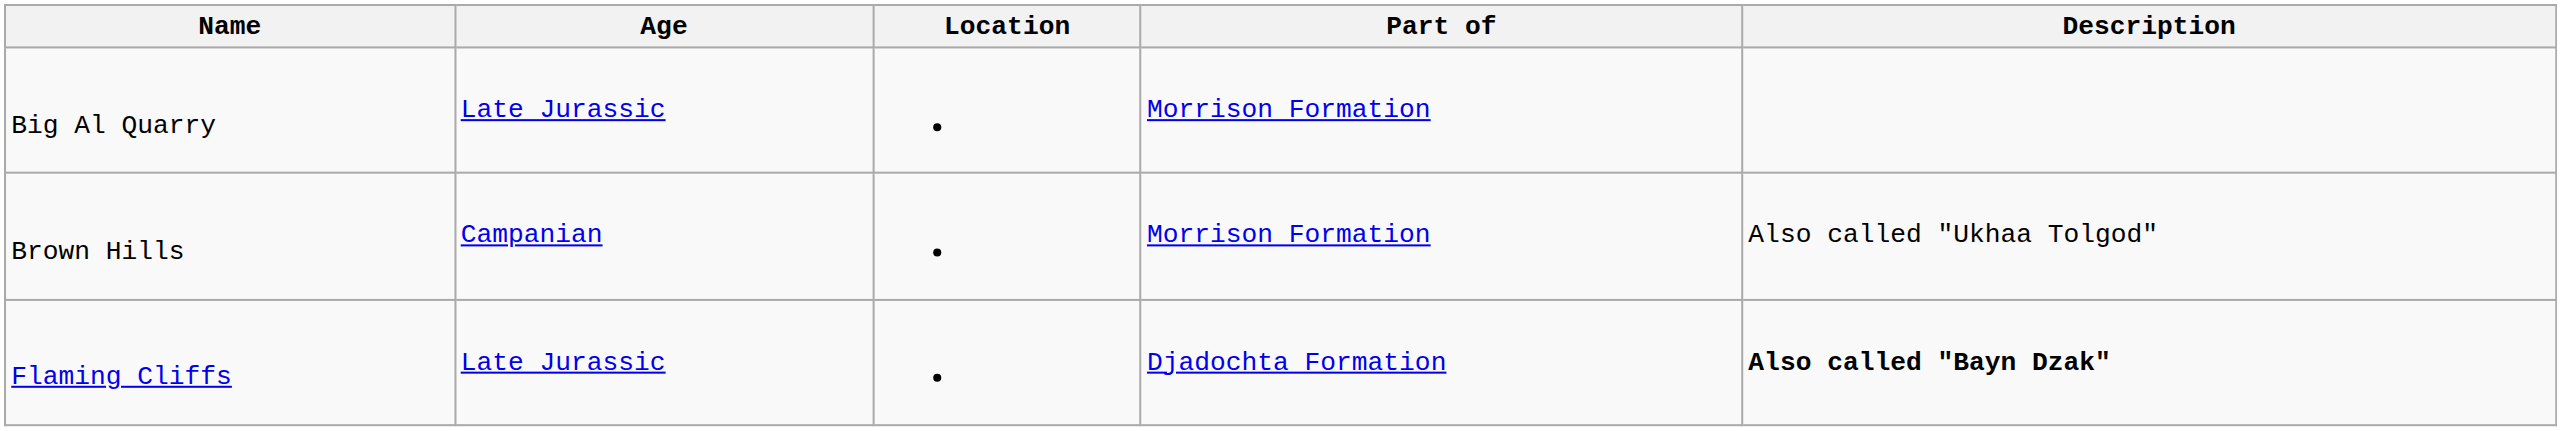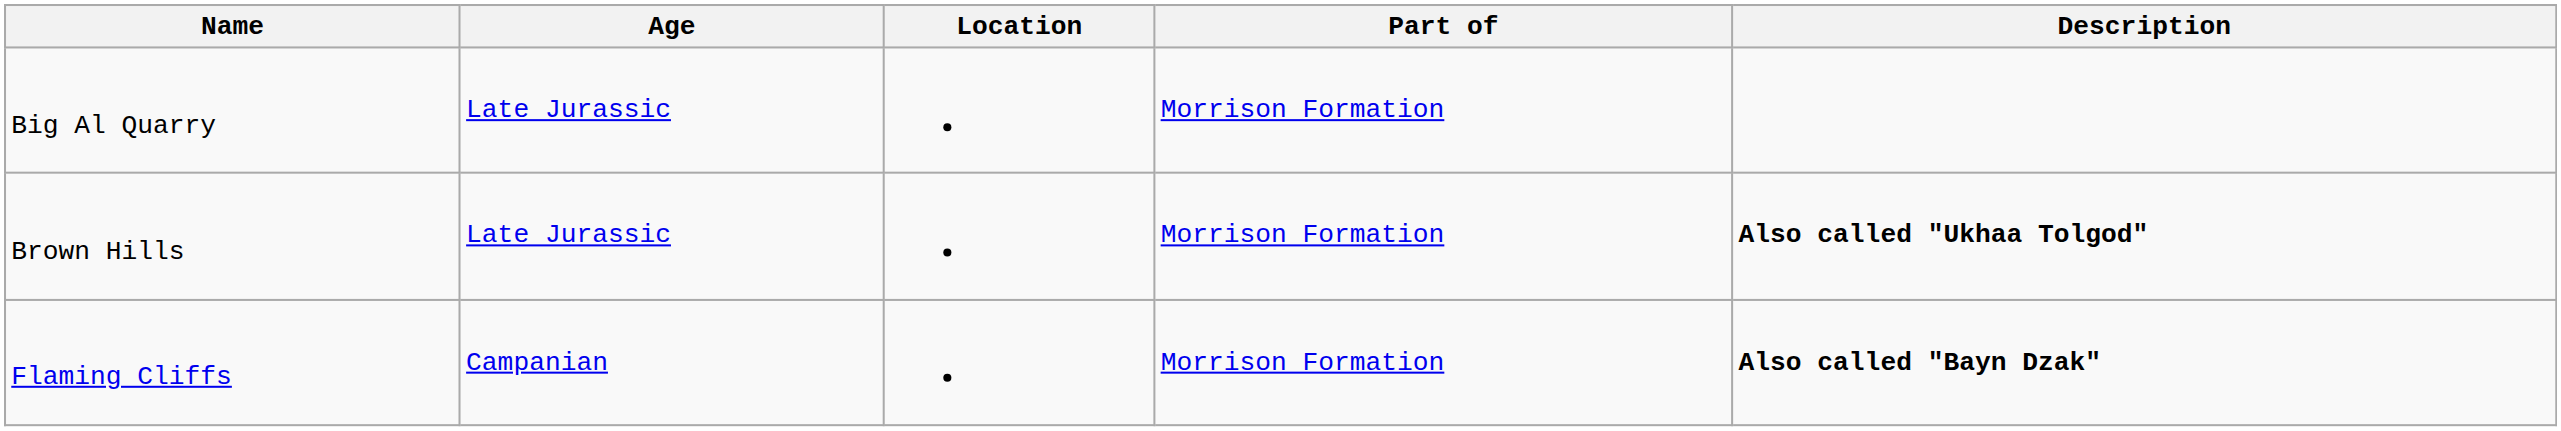(532, 236) Campanian -> (569, 236) Late Jurassic
(1953, 236) normal -> (1943, 236) bold
(563, 362) Late Jurassic -> (537, 362) Campanian
(1297, 362) Djadochta Formation -> (1302, 362) Morrison Formation
